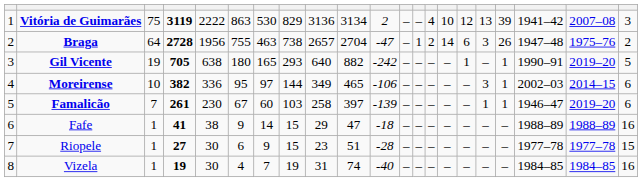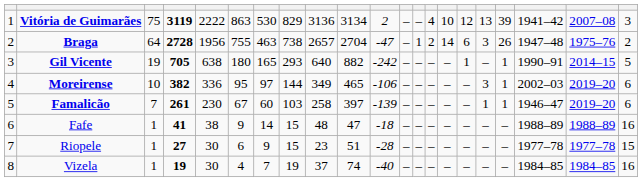(592, 62) 2019–20 -> (592, 62) 2014–15
(592, 83) 2014–15 -> (592, 83) 2019–20
(321, 124) 29 -> (321, 124) 48
(321, 166) 31 -> (321, 166) 37
